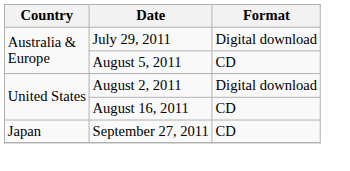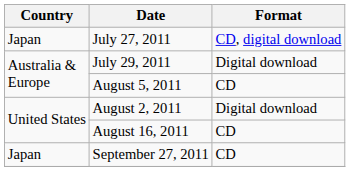+ row: (132, 39)
